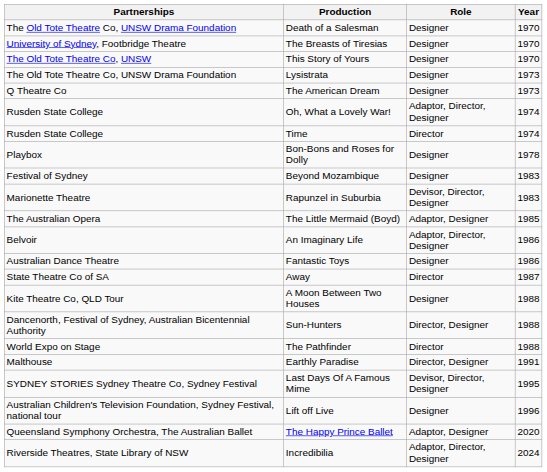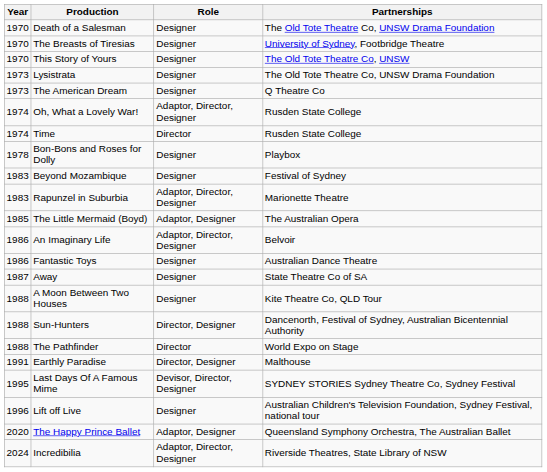columns swapped: (529, 12) <-> (144, 12)
(447, 197) Devisor, Director, Designer -> (195, 197) Adaptor, Director, Designer
(426, 277) Director -> (176, 277) Designer
